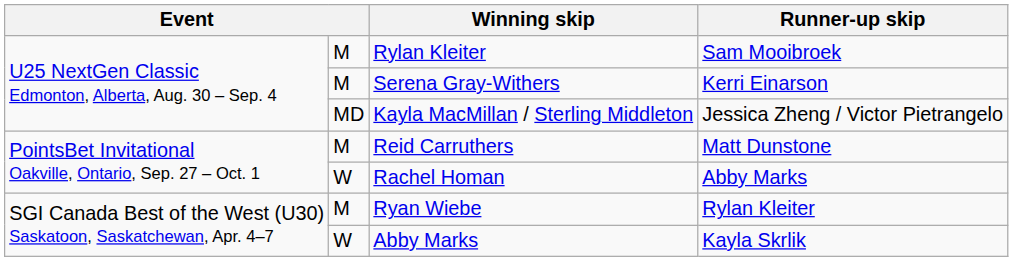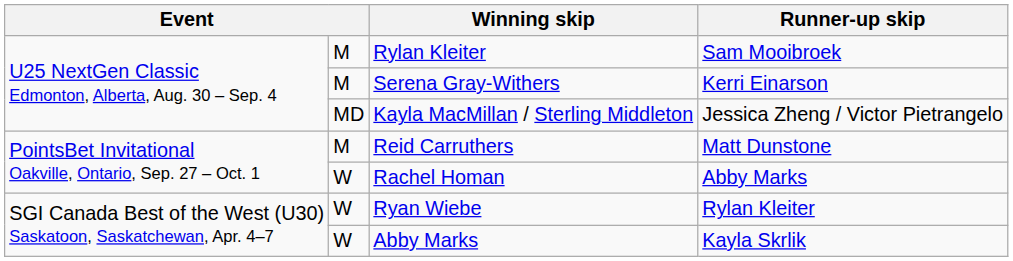(342, 209) M -> (343, 209) W
